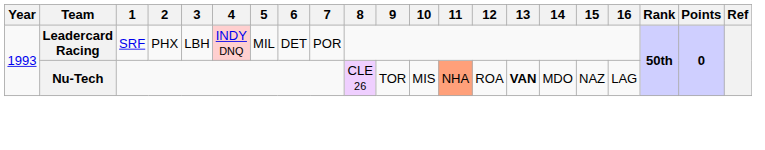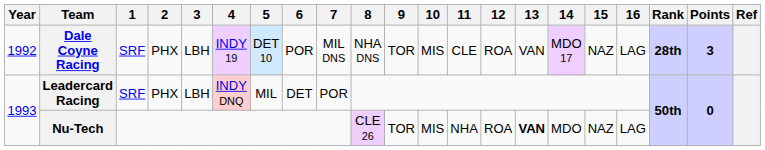+ row: (78, 50)
(455, 78) lightsalmon background -> (464, 128) no background
